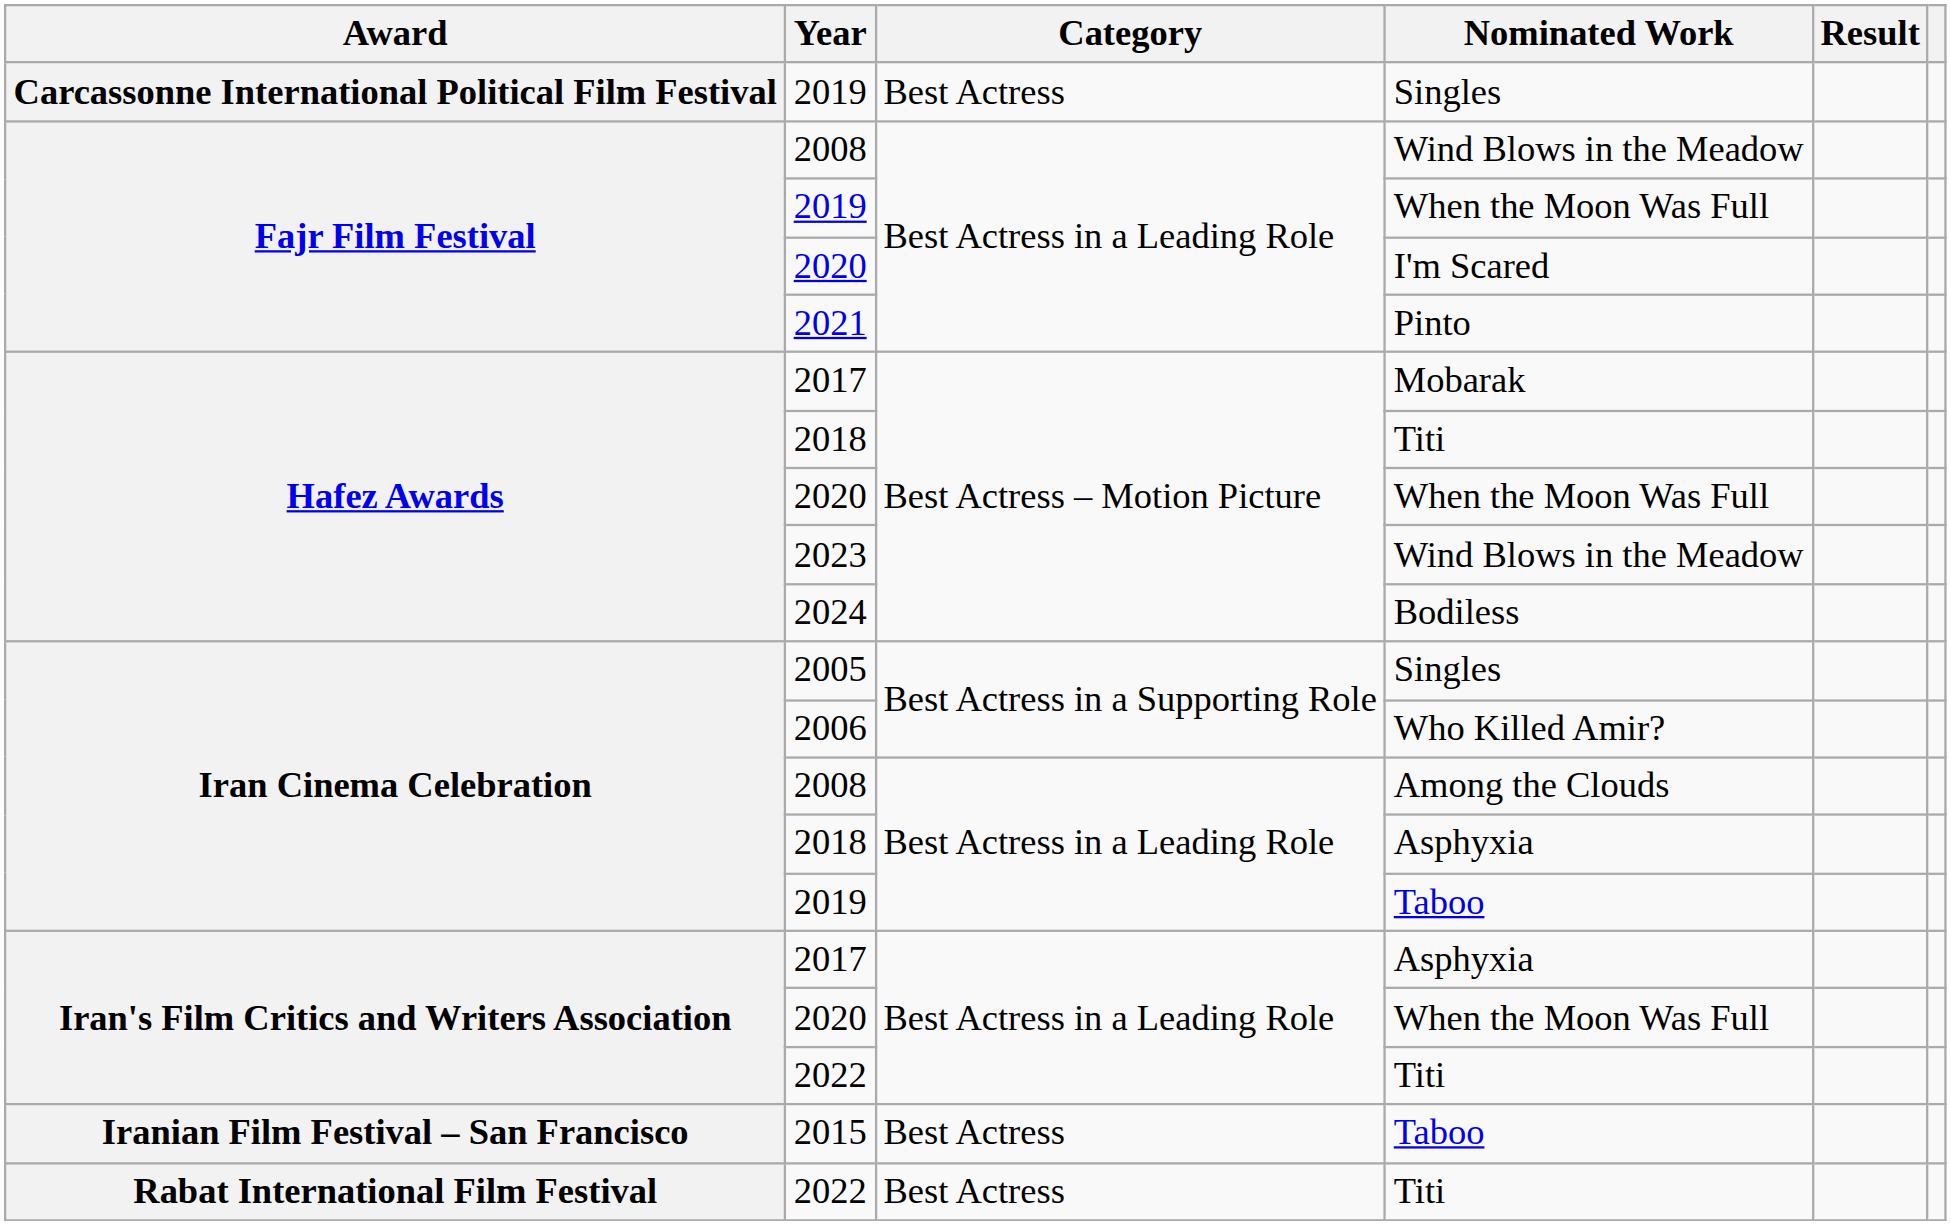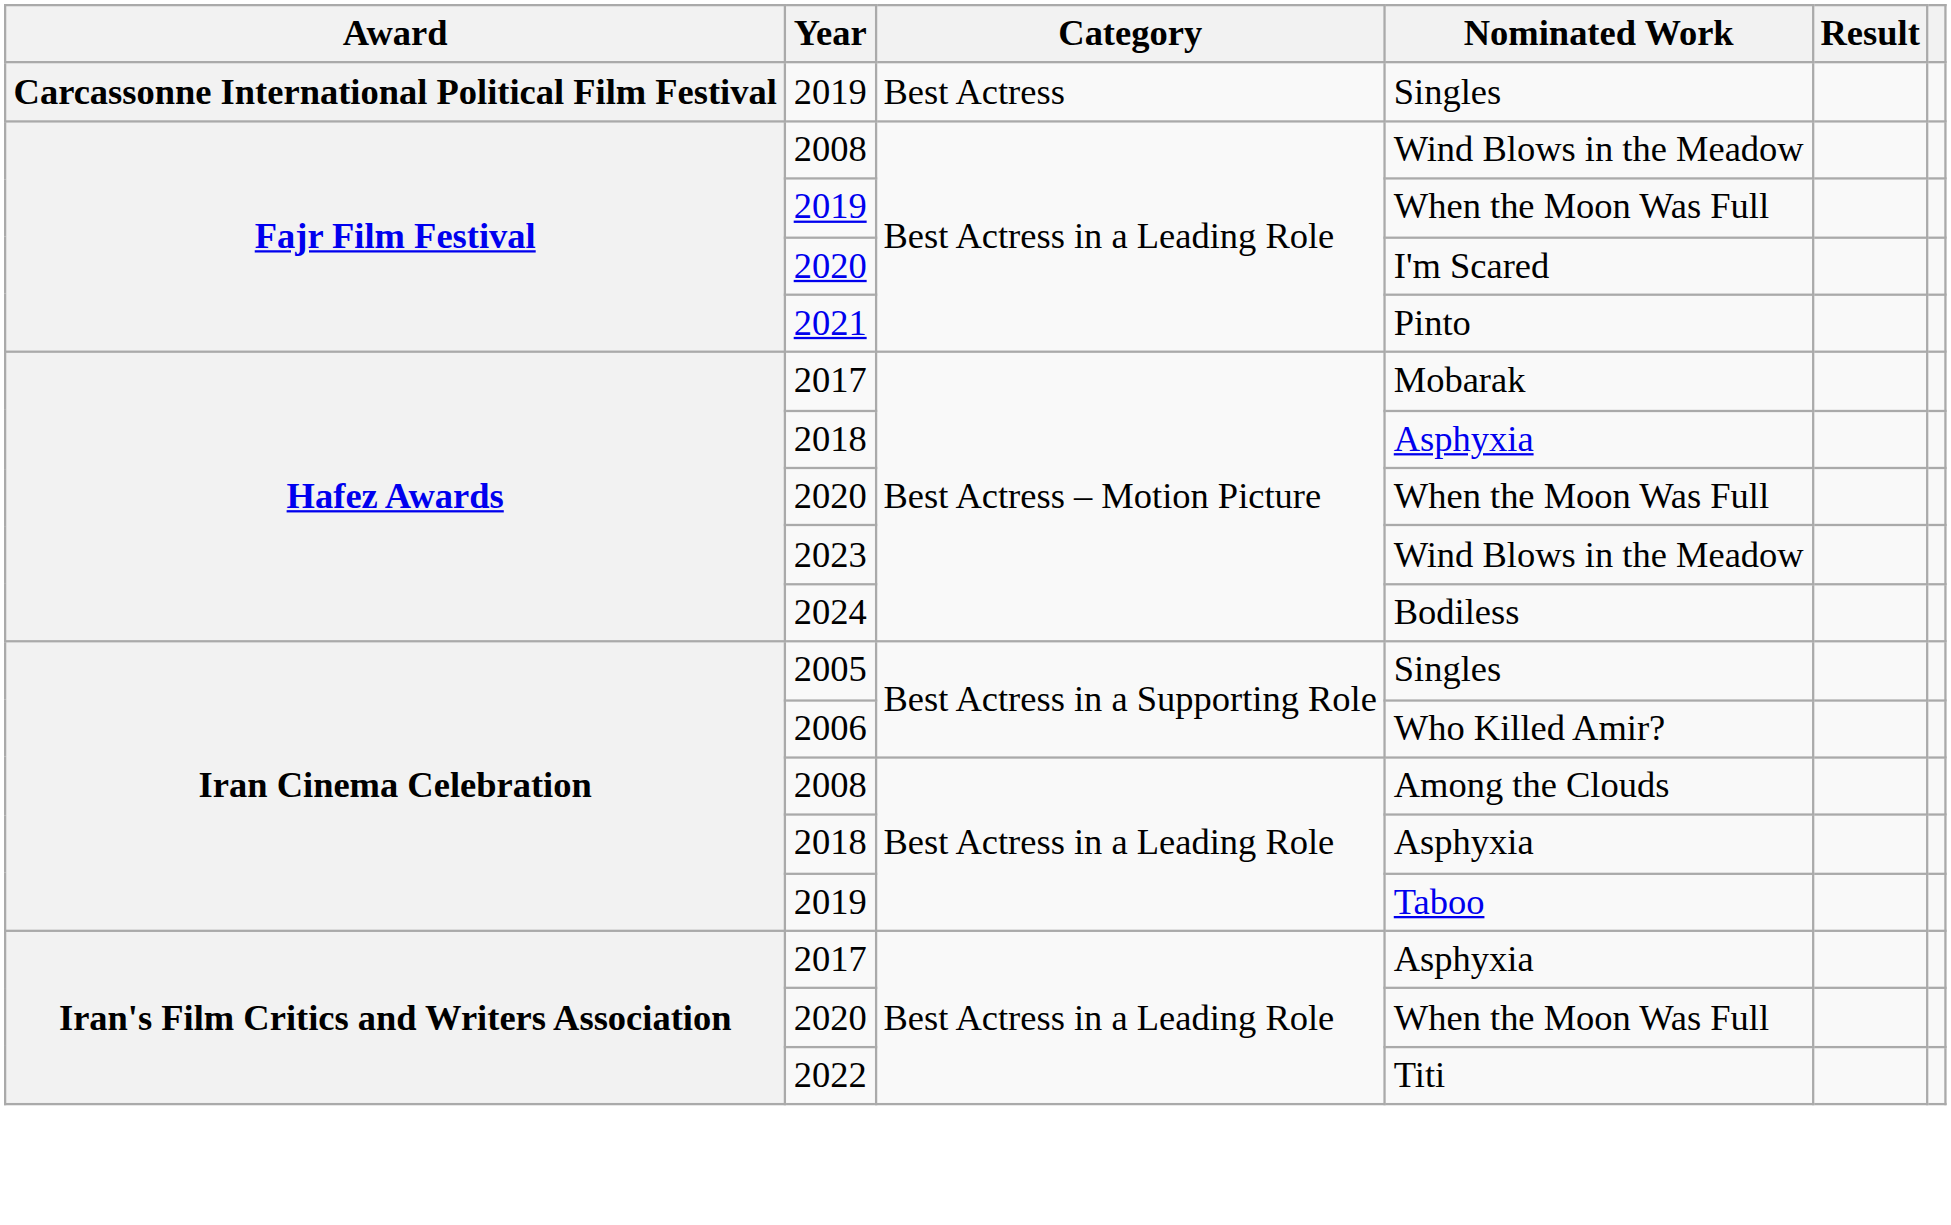(1419, 438) Titi -> (1464, 438) Asphyxia
- row: (395, 1132)
- row: (395, 1190)
